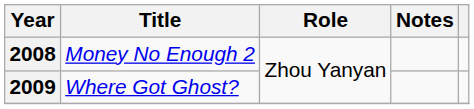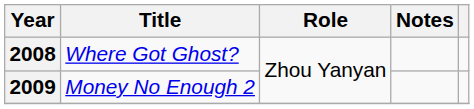(160, 53) Money No Enough 2 -> (152, 53) Where Got Ghost?
(152, 86) Where Got Ghost? -> (160, 86) Money No Enough 2
